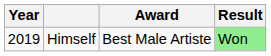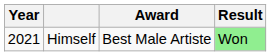(24, 39) 2019 -> (24, 39) 2021
